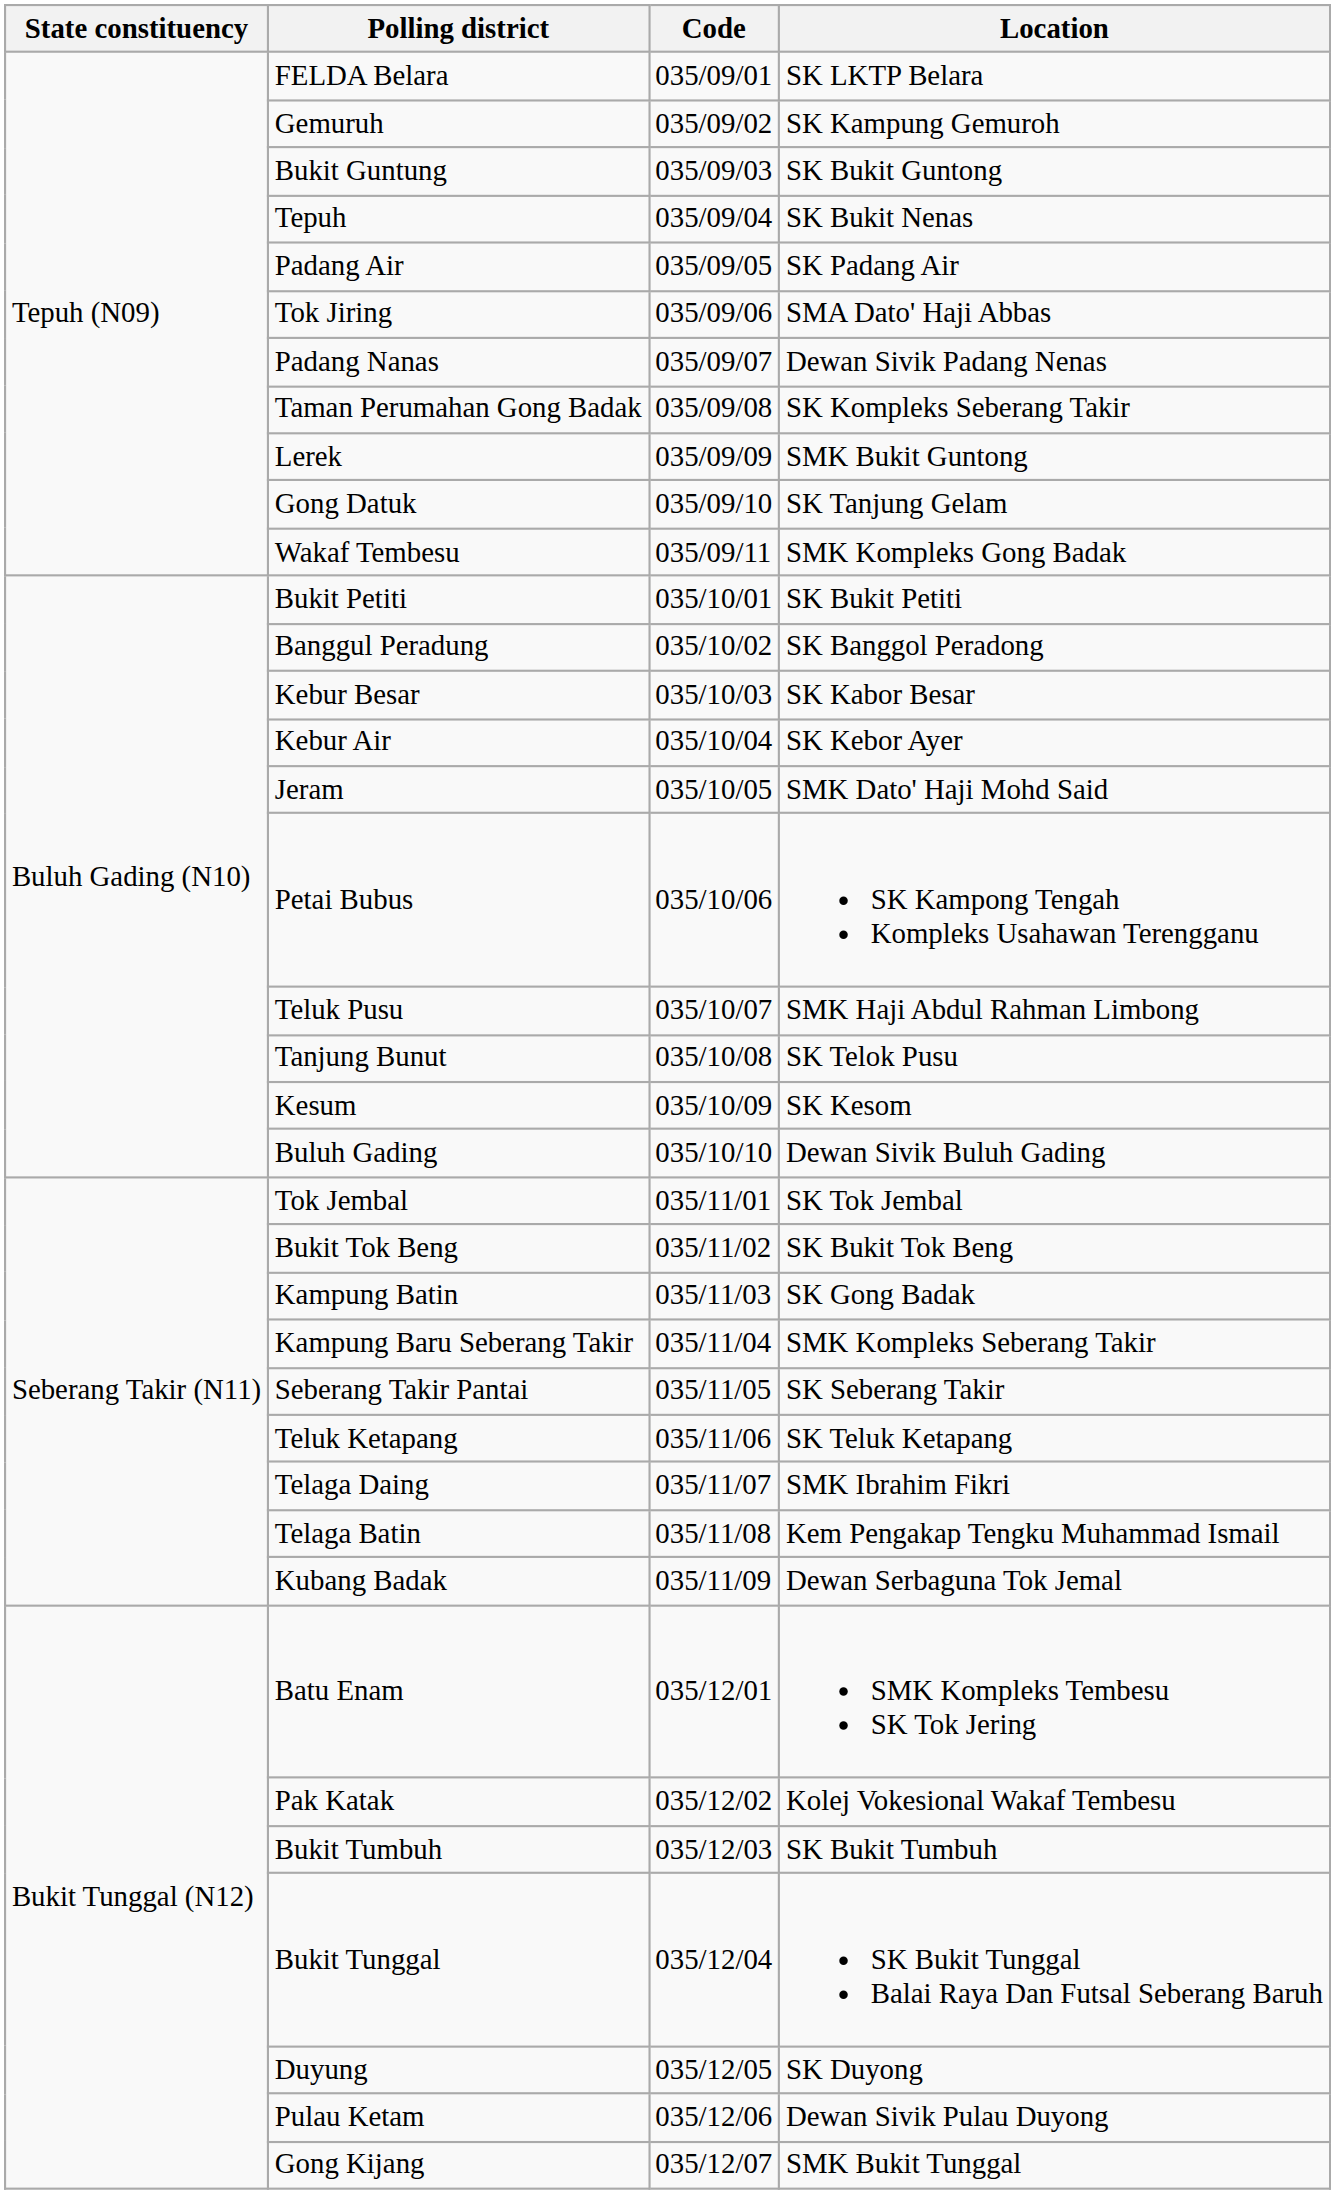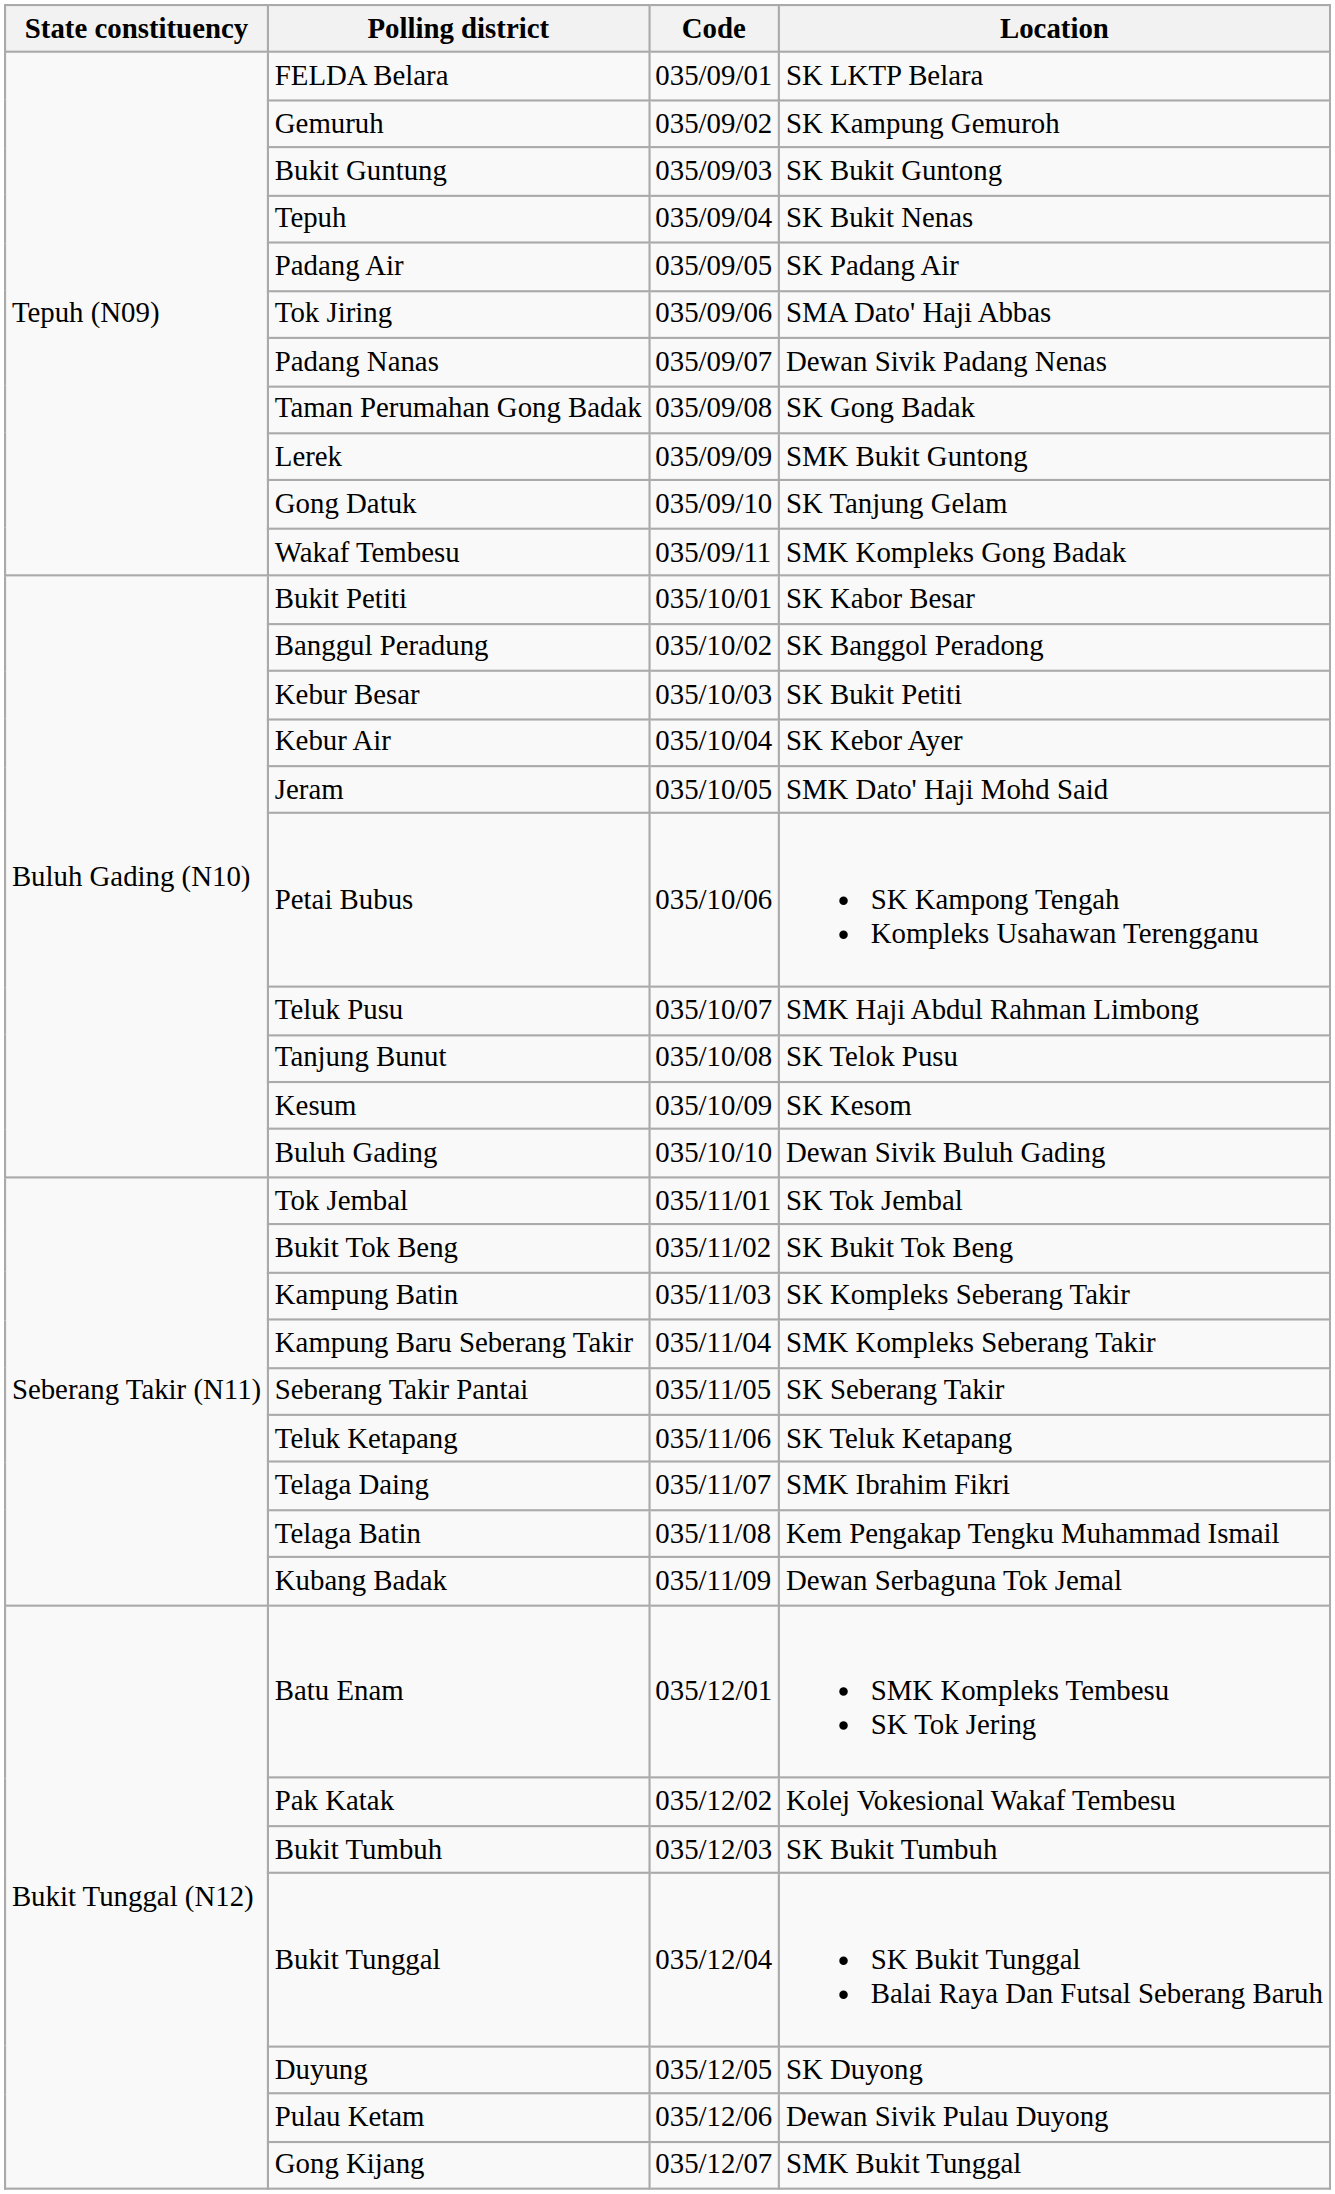(958, 408) SK Kompleks Seberang Takir -> (880, 408) SK Gong Badak
(874, 598) SK Bukit Petiti -> (880, 598) SK Kabor Besar
(880, 693) SK Kabor Besar -> (874, 693) SK Bukit Petiti
(880, 1294) SK Gong Badak -> (958, 1294) SK Kompleks Seberang Takir
